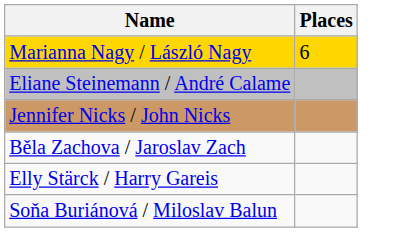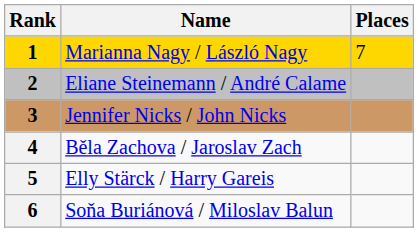+ column: (33, 20)
(304, 52) 6 -> (360, 52) 7
